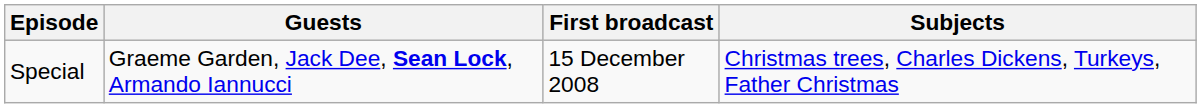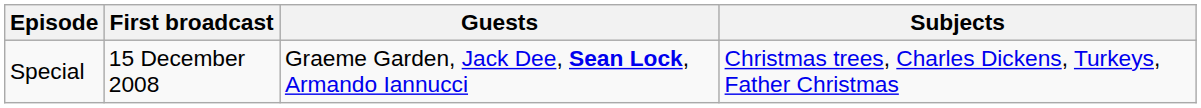columns swapped: (631, 22) <-> (323, 22)
